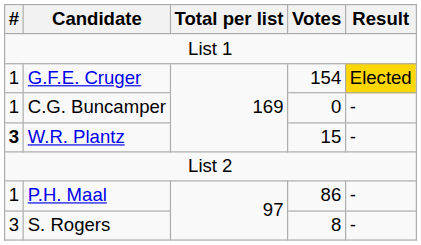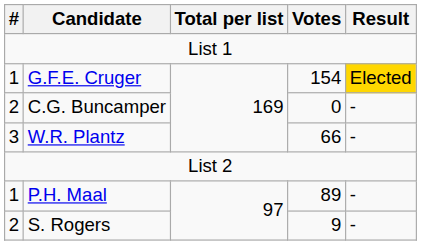(14, 107) 1 -> (14, 107) 2
(14, 136) bold -> (14, 136) normal
(331, 136) 15 -> (331, 136) 66
(331, 195) 86 -> (331, 195) 89
(14, 225) 3 -> (14, 225) 2
(336, 225) 8 -> (336, 225) 9
